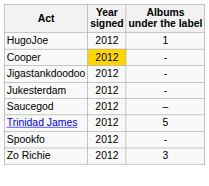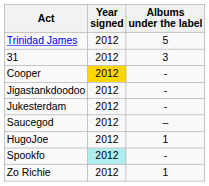rows swapped: (42, 123) <-> (28, 40)
+ row: (13, 57)
(107, 139) no background -> (107, 156) paleturquoise background
(165, 156) 3 -> (165, 172) 1
